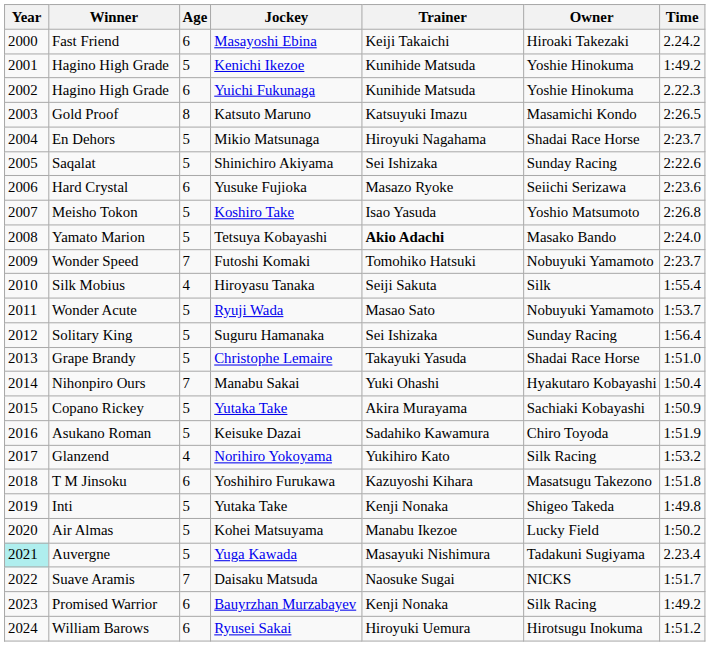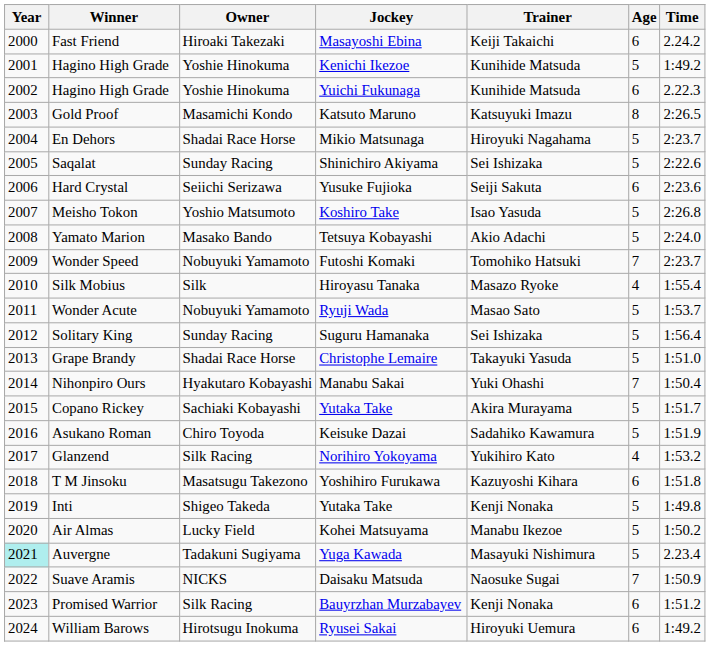columns swapped: (195, 17) <-> (592, 17)
(409, 188) Masazo Ryoke -> (506, 188) Seiji Sakuta
(405, 237) bold -> (508, 237) normal
(401, 286) Seiji Sakuta -> (514, 286) Masazo Ryoke
(682, 408) 1:50.9 -> (682, 408) 1:51.7
(682, 579) 1:51.7 -> (682, 579) 1:50.9
(682, 604) 1:49.2 -> (682, 604) 1:51.2
(682, 628) 1:51.2 -> (682, 628) 1:49.2
